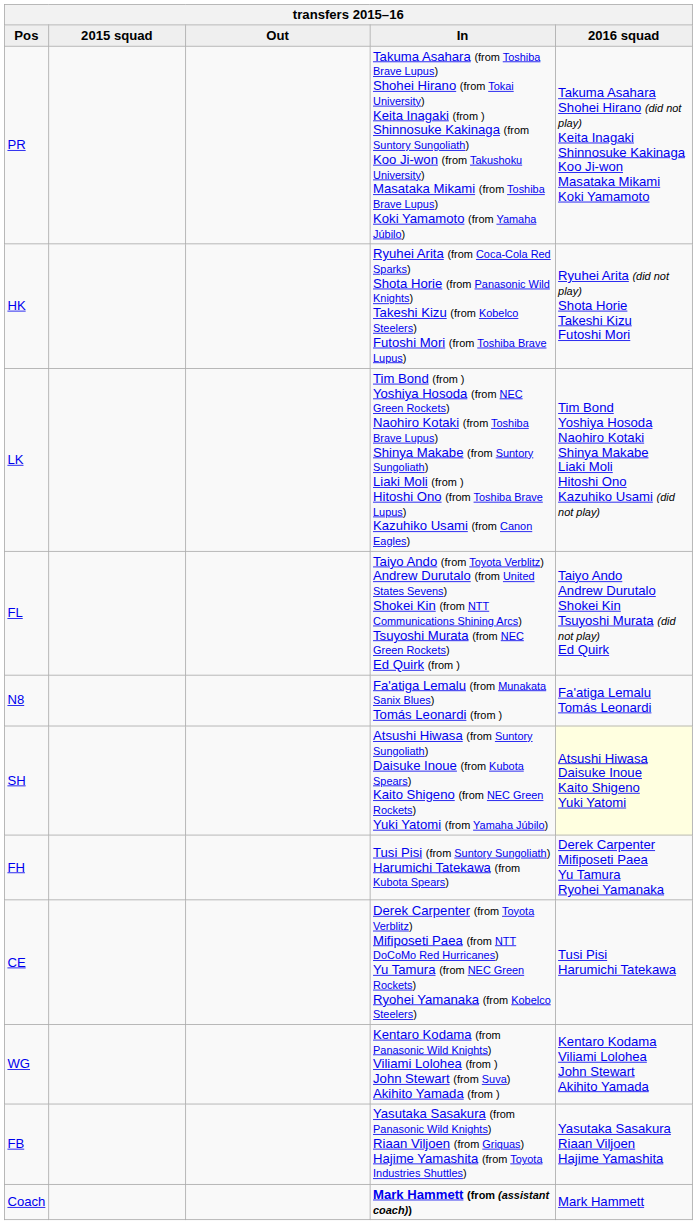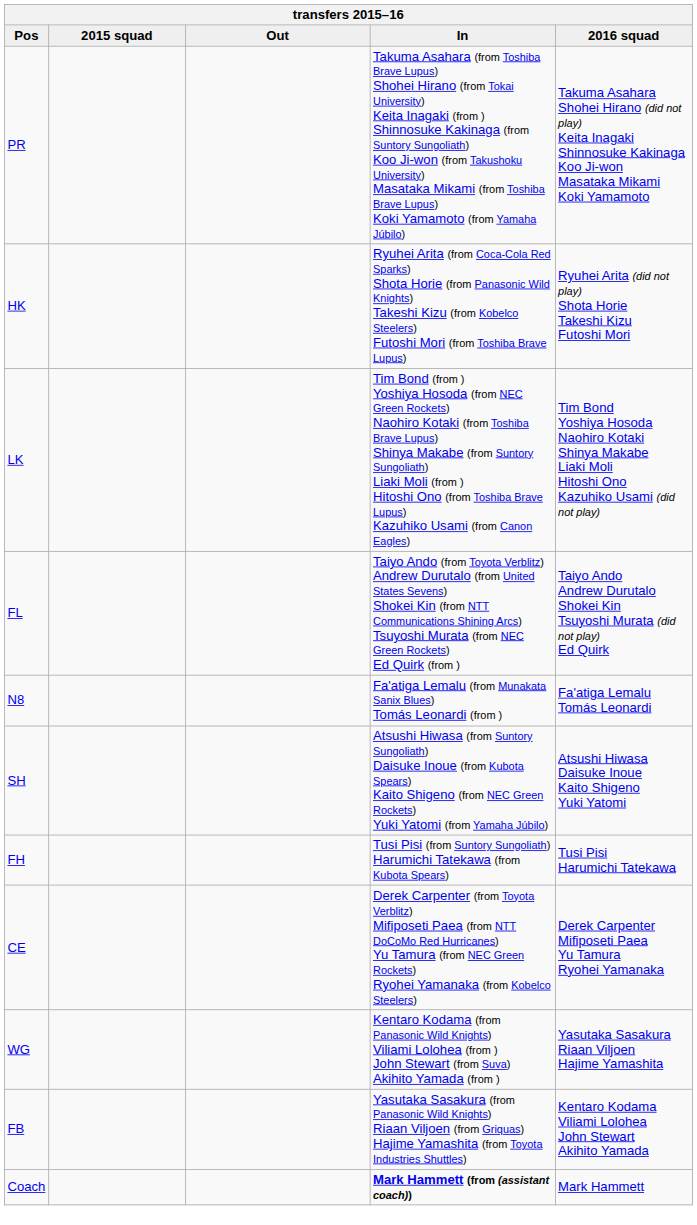(603, 780) lightyellow background -> (603, 780) no background
(611, 867) Derek Carpenter Mifiposeti Paea Yu Tamura Ryohei Yamanaka -> (617, 860) Tusi Pisi Harumichi Tatekawa
(617, 962) Tusi Pisi Harumichi Tatekawa -> (611, 947) Derek Carpenter Mifiposeti Paea Yu Tamura Ryohei Yamanaka
(607, 1064) Kentaro Kodama Viliami Lolohea John Stewart Akihito Yamada -> (614, 1049) Yasutaka Sasakura Riaan Viljoen Hajime Yamashita
(614, 1144) Yasutaka Sasakura Riaan Viljoen Hajime Yamashita -> (607, 1129) Kentaro Kodama Viliami Lolohea John Stewart Akihito Yamada
